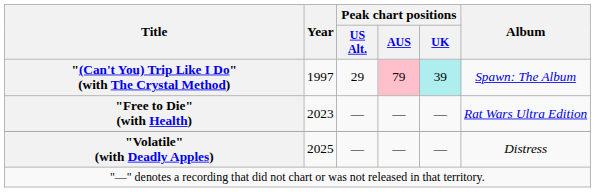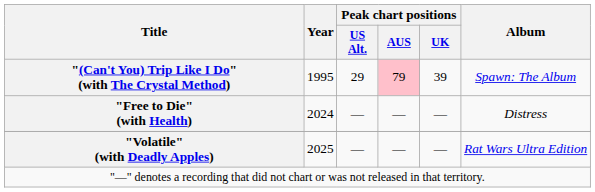(320, 77) 1997 -> (320, 77) 1995
(440, 77) paleturquoise background -> (440, 77) no background
(320, 113) 2023 -> (320, 113) 2024
(526, 113) Rat Wars Ultra Edition -> (526, 113) Distress
(526, 149) Distress -> (526, 149) Rat Wars Ultra Edition
